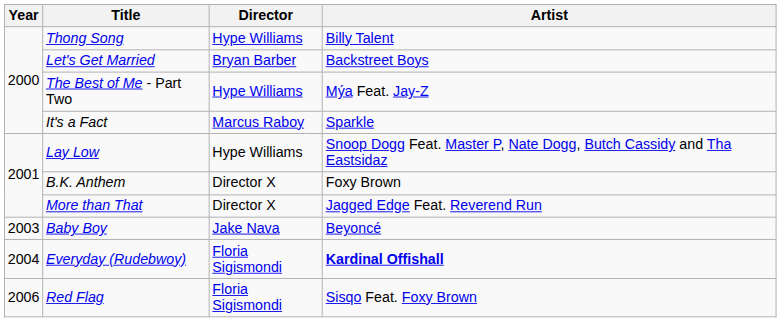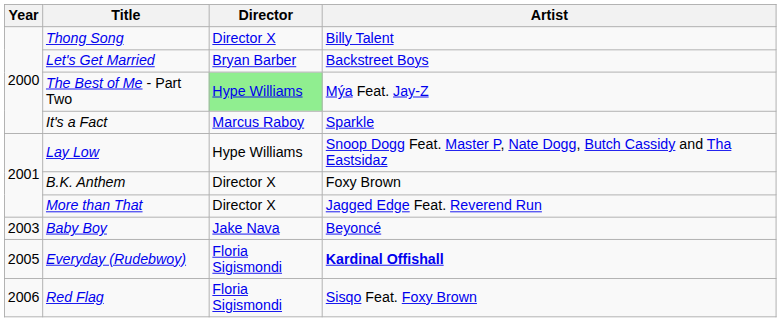(257, 38) Hype Williams -> (244, 38) Director X
(257, 91) no background -> (257, 91) lightgreen background
(24, 259) 2004 -> (24, 259) 2005
